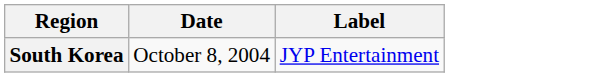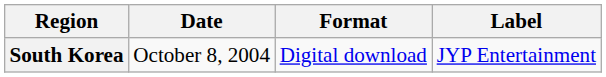+ column: (353, 21)
